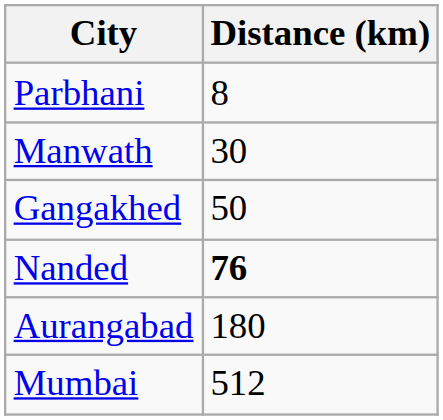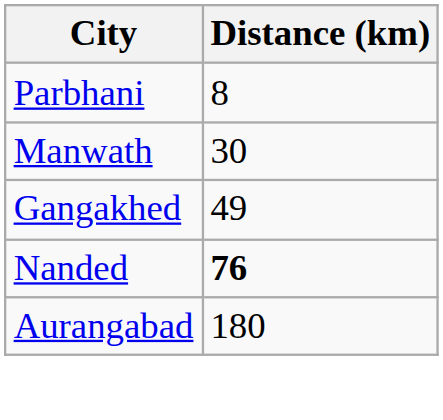(229, 208) 50 -> (229, 208) 49
- row: (76, 383)
